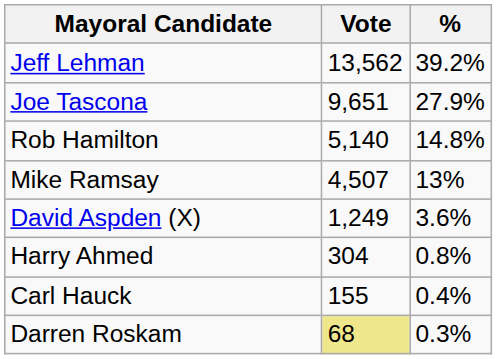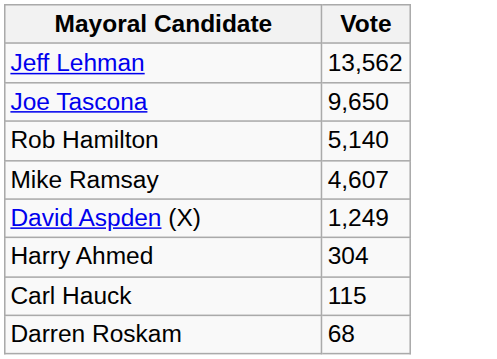- column: (450, 23)
(358, 101) 9,651 -> (358, 101) 9,650
(358, 179) 4,507 -> (358, 179) 4,607
(348, 295) 155 -> (347, 295) 115
(341, 334) khaki background -> (341, 334) no background
